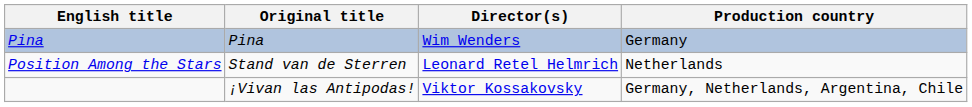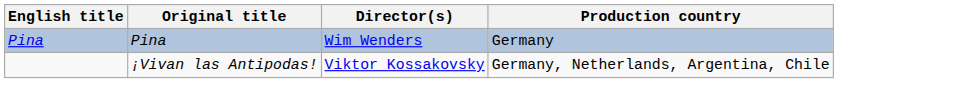- row: (115, 65)
